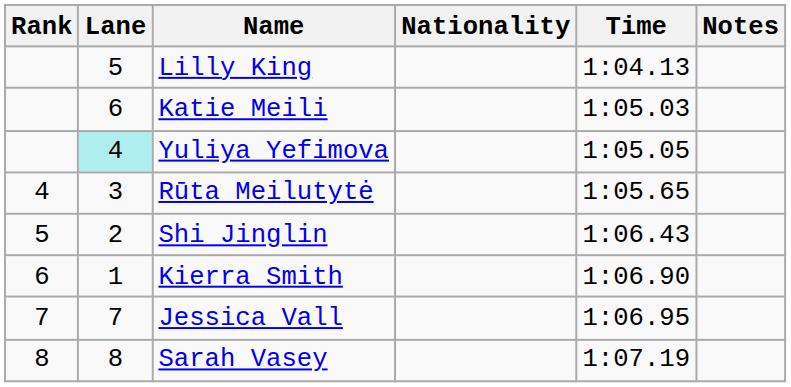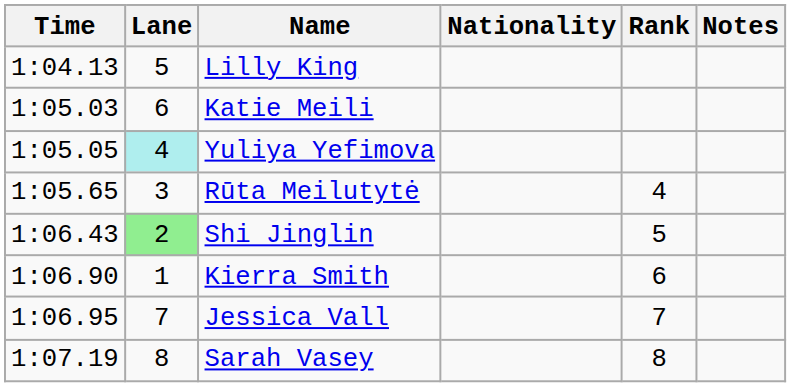columns swapped: (42, 26) <-> (636, 26)
(116, 235) no background -> (162, 235) lightgreen background
